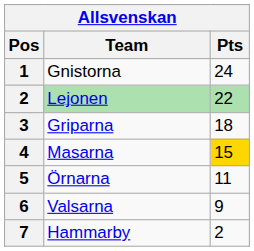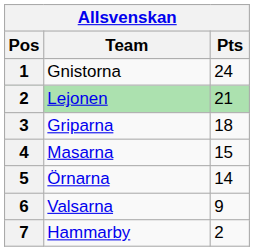(224, 98) 22 -> (224, 98) 21
(224, 152) gold background -> (224, 152) no background
(223, 179) 11 -> (224, 179) 14
